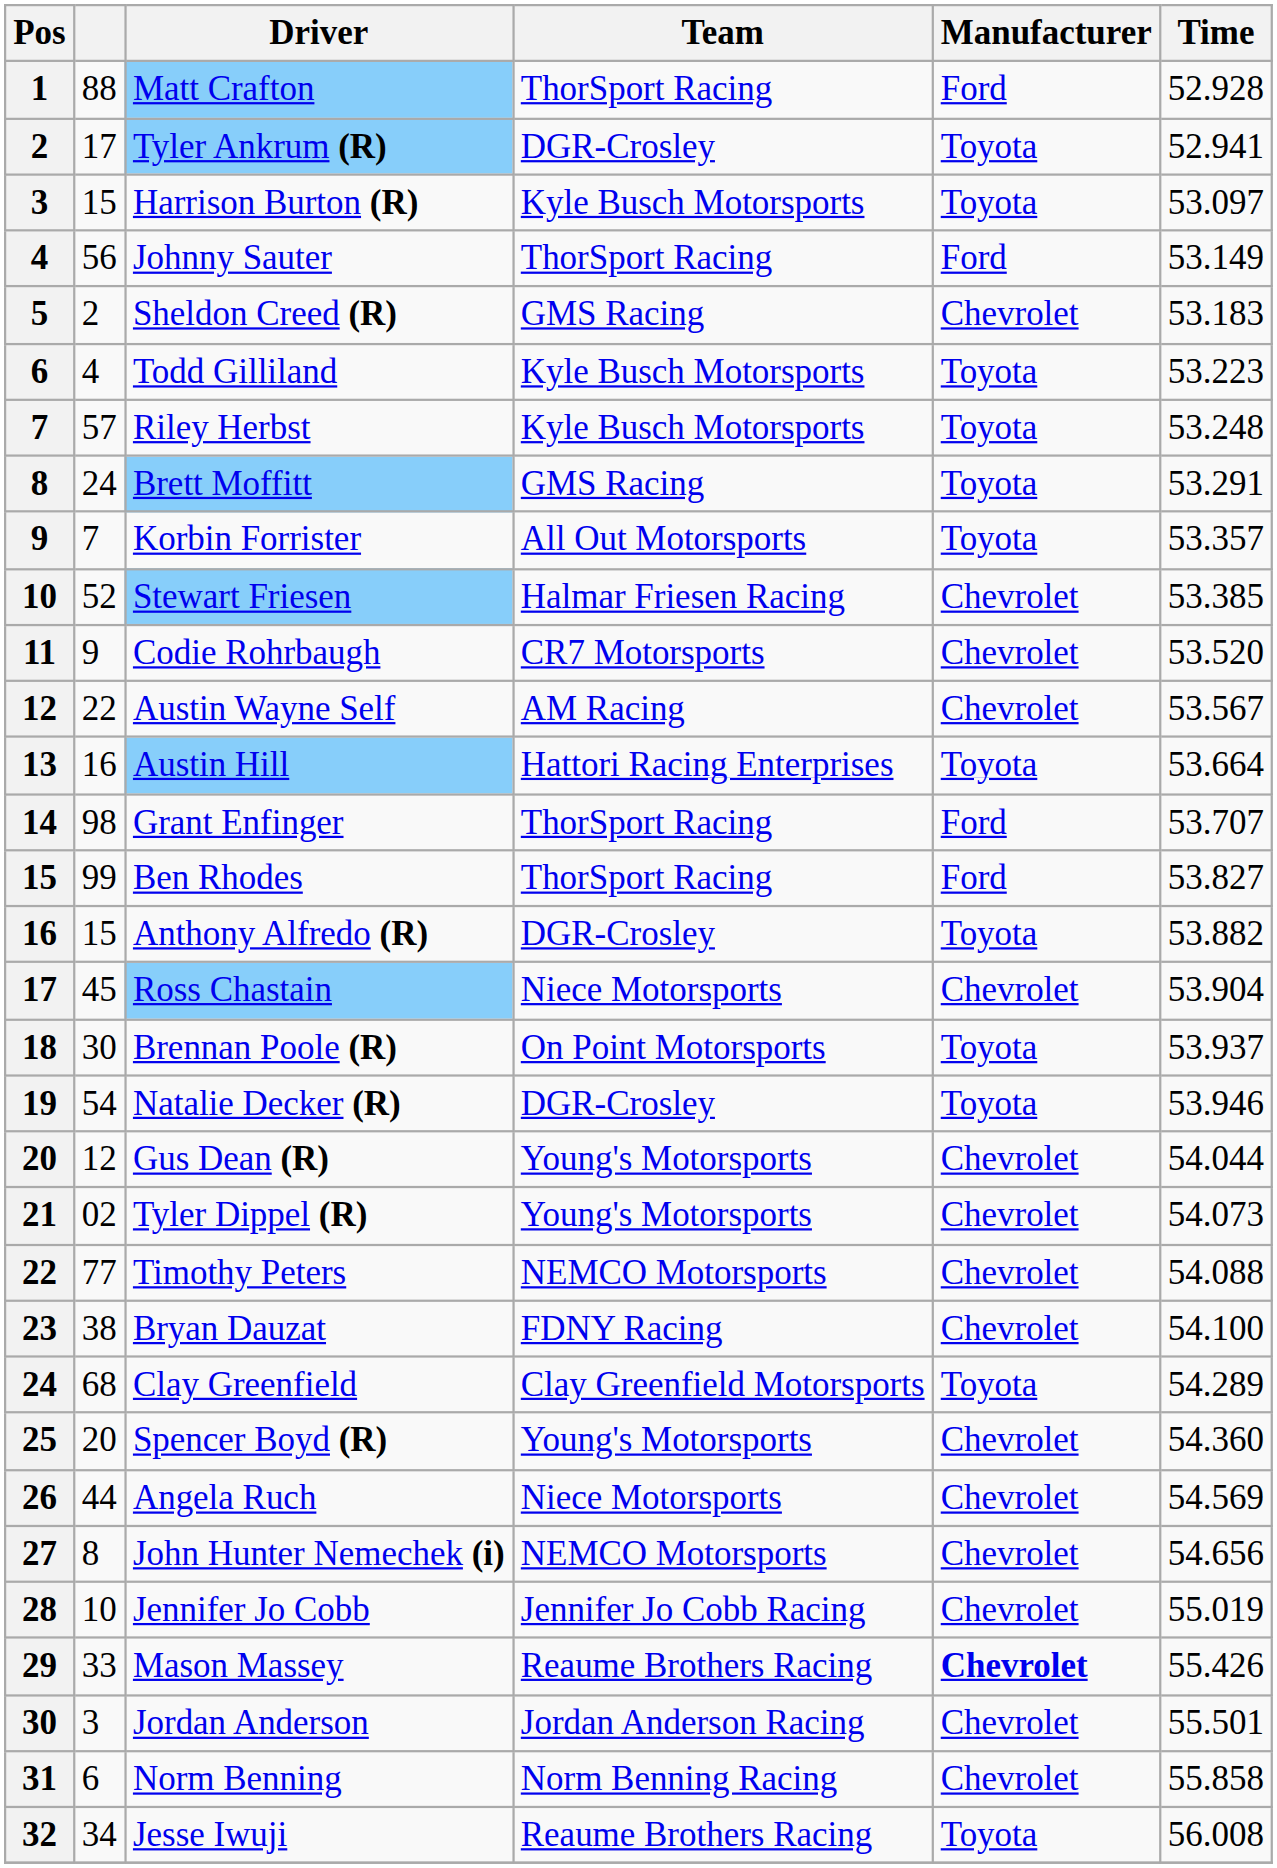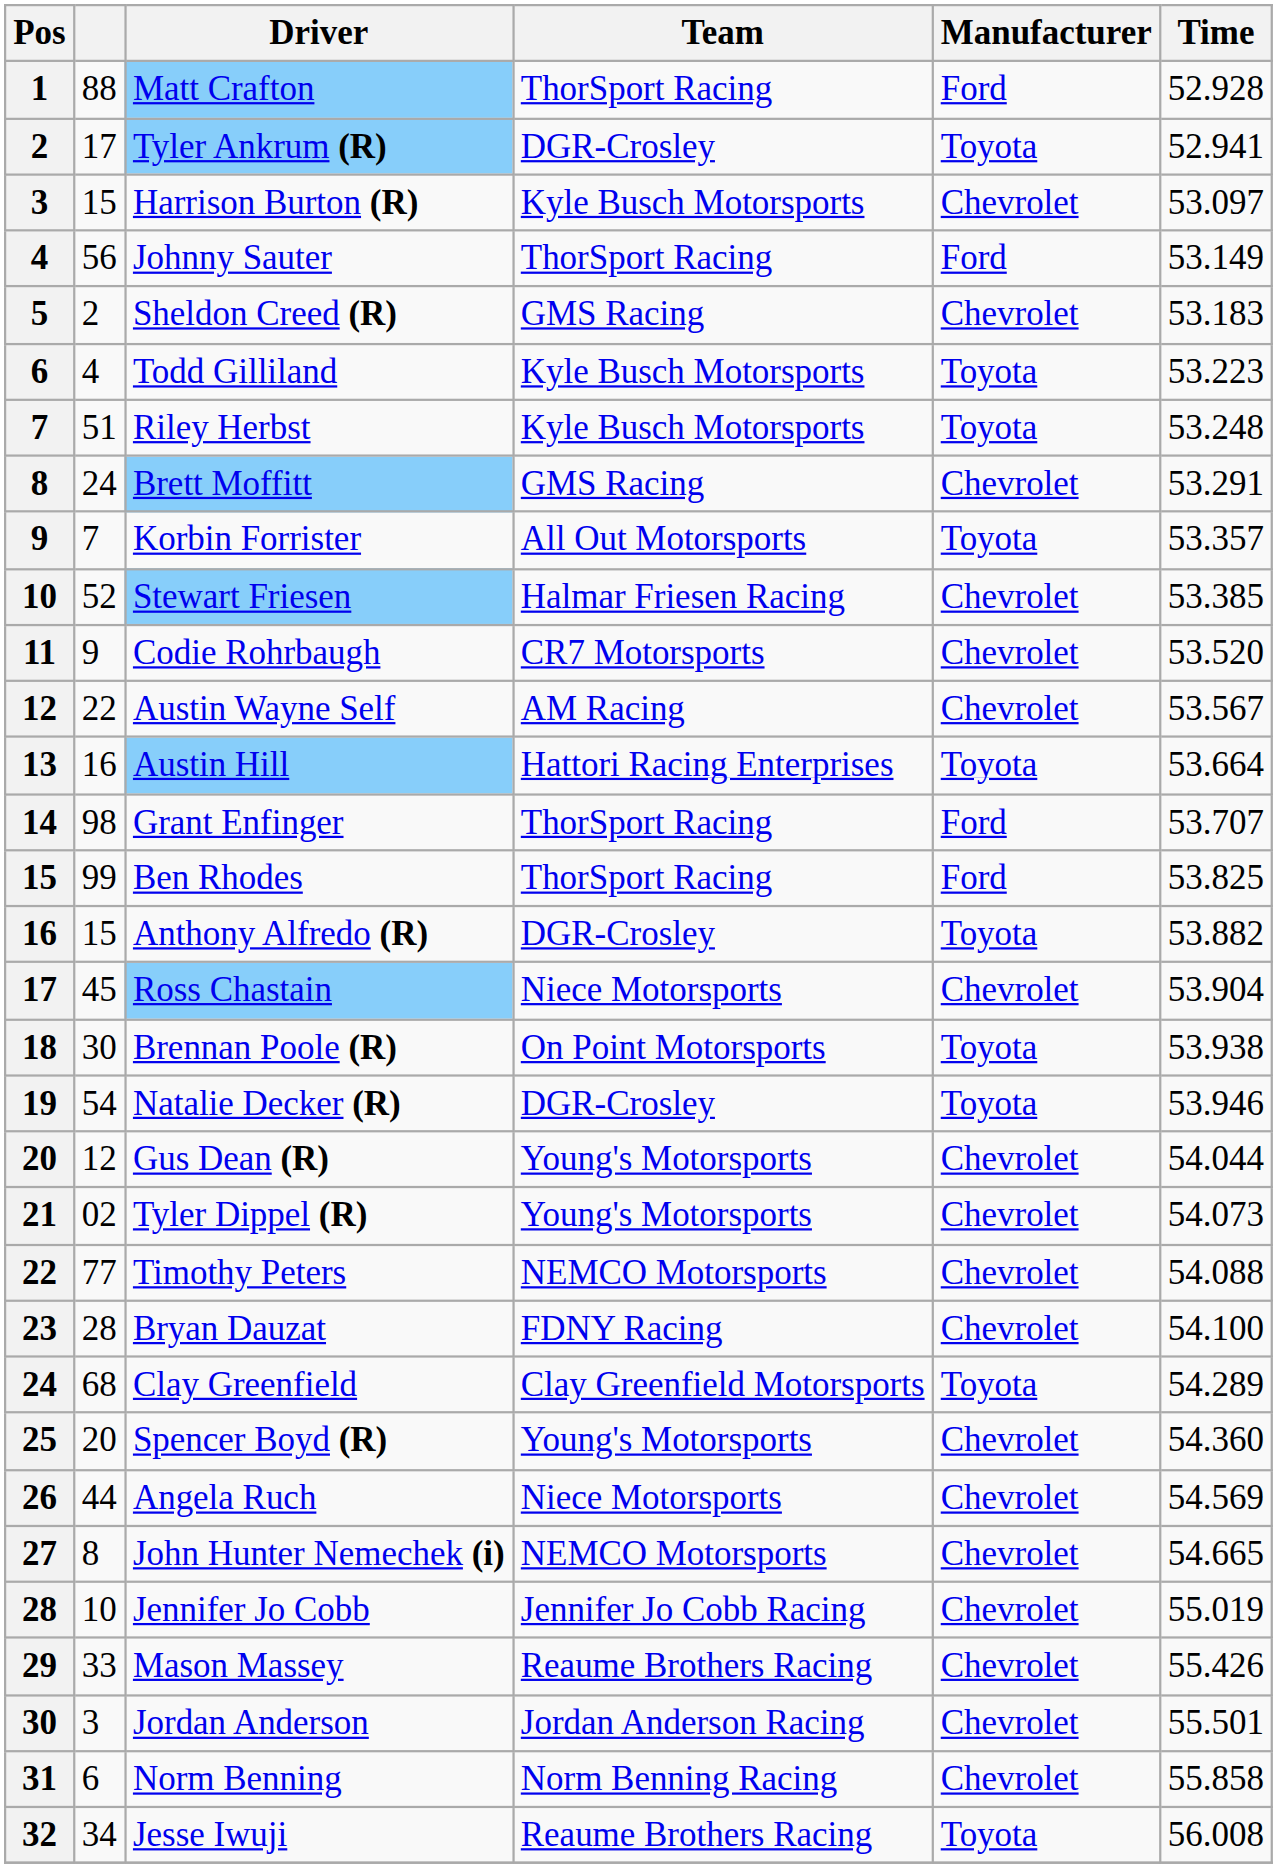(989, 201) Toyota -> (1010, 201) Chevrolet
(99, 426) 57 -> (99, 426) 51
(989, 482) Toyota -> (1010, 482) Chevrolet
(1216, 876) 53.827 -> (1216, 876) 53.825
(1216, 1045) 53.937 -> (1216, 1045) 53.938
(99, 1327) 38 -> (99, 1327) 28
(1216, 1552) 54.656 -> (1216, 1552) 54.665
(1014, 1665) bold -> (1010, 1665) normal
